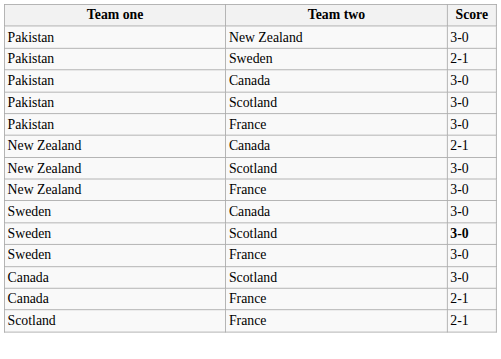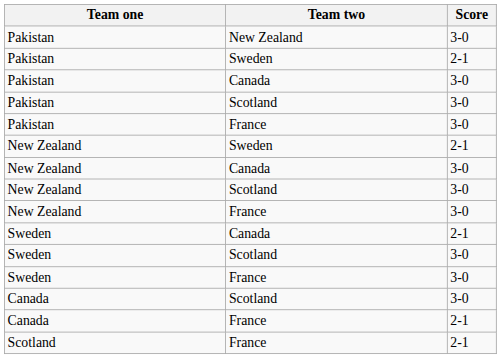+ row: (44, 146)
(459, 146) 2-1 -> (459, 168) 3-0
(459, 211) 3-0 -> (459, 233) 2-1
(459, 233) bold -> (459, 255) normal
